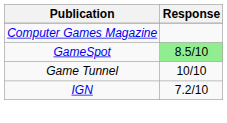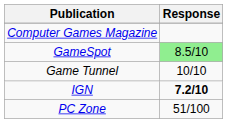(191, 90) normal -> (191, 90) bold
+ row: (82, 109)
